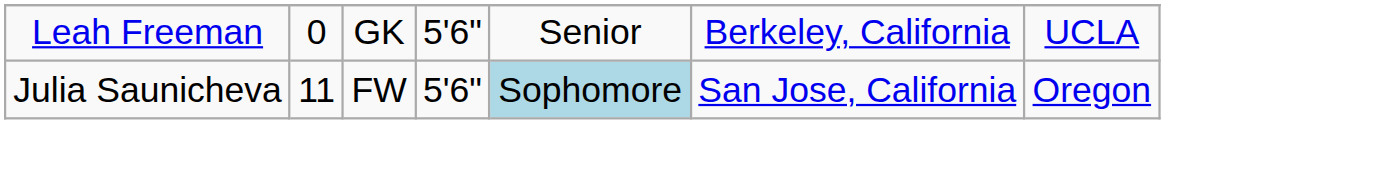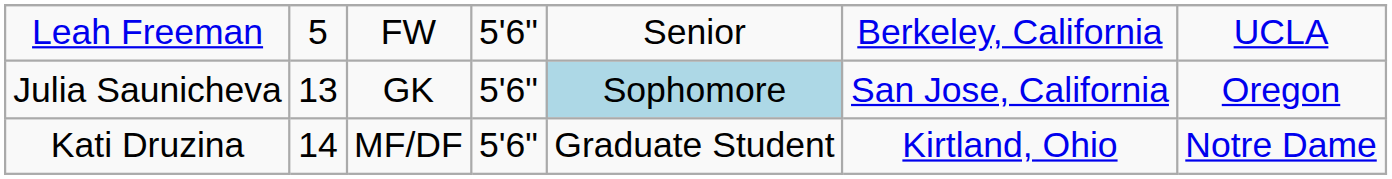(317, 32) 0 -> (318, 32) 5
(379, 32) GK -> (408, 32) FW
(317, 88) 11 -> (318, 88) 13
(379, 88) FW -> (408, 88) GK
+ row: (148, 145)
